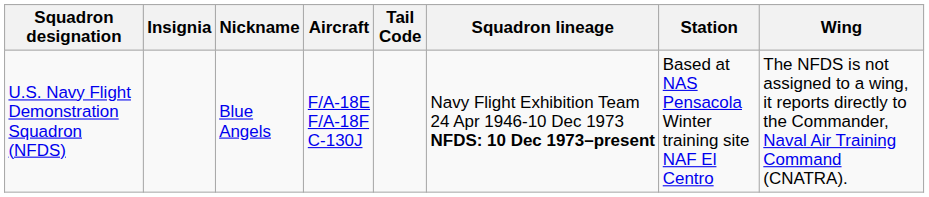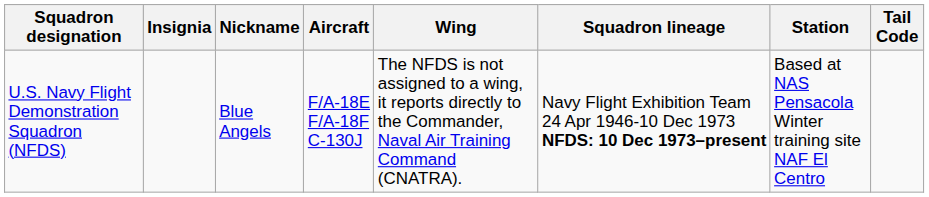columns swapped: (841, 27) <-> (400, 27)
